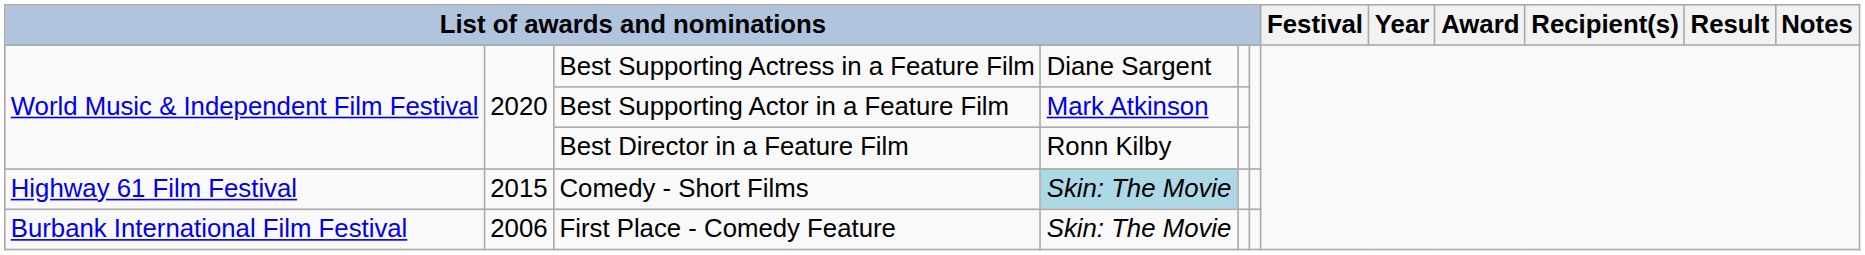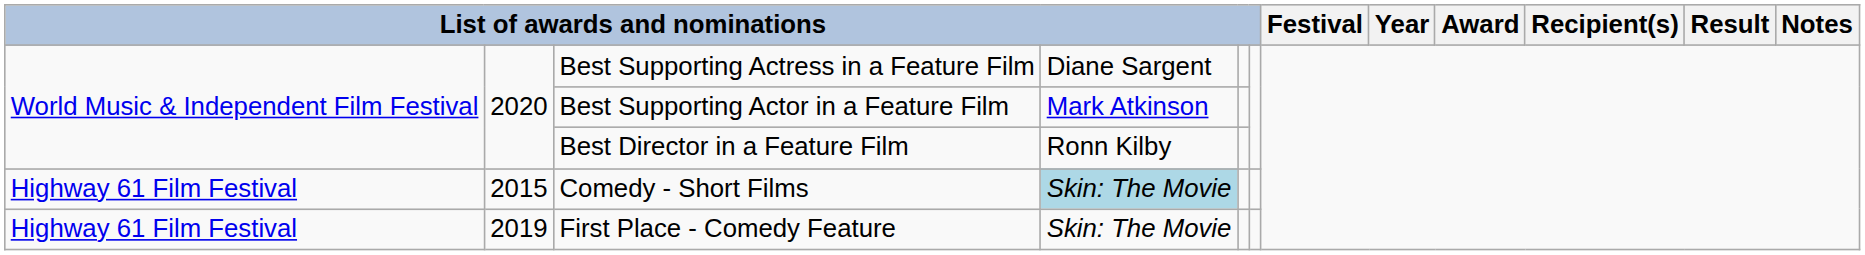(209, 229) Burbank International Film Festival -> (154, 229) Highway 61 Film Festival
(519, 229) 2006 -> (519, 229) 2019
